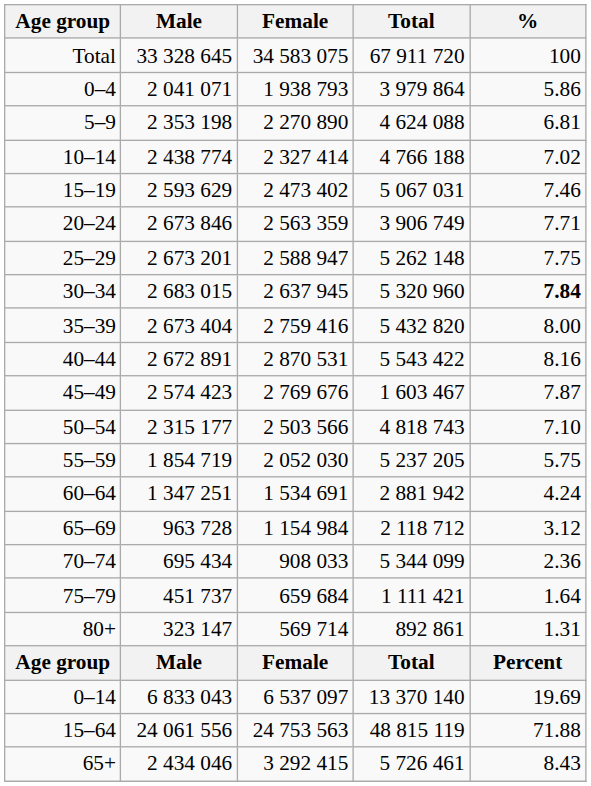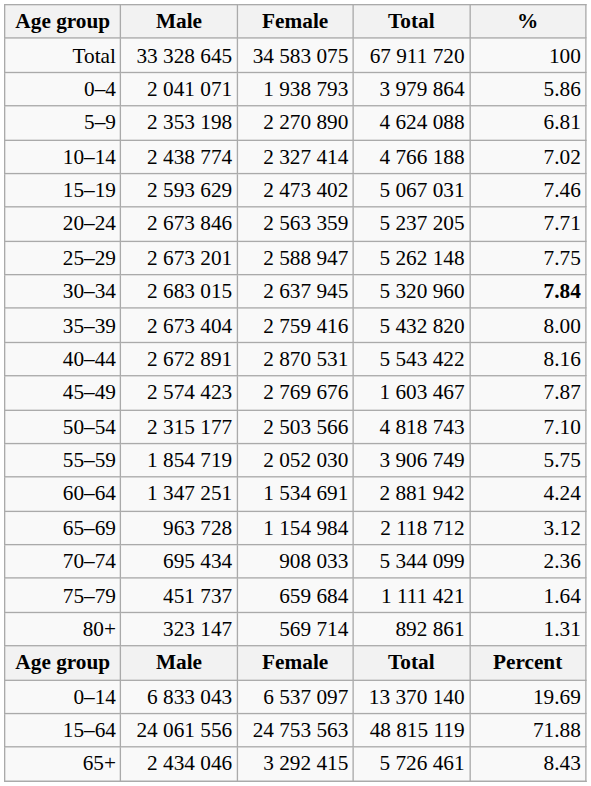(422, 223) 3 906 749 -> (422, 223) 5 237 205
(422, 460) 5 237 205 -> (422, 460) 3 906 749
